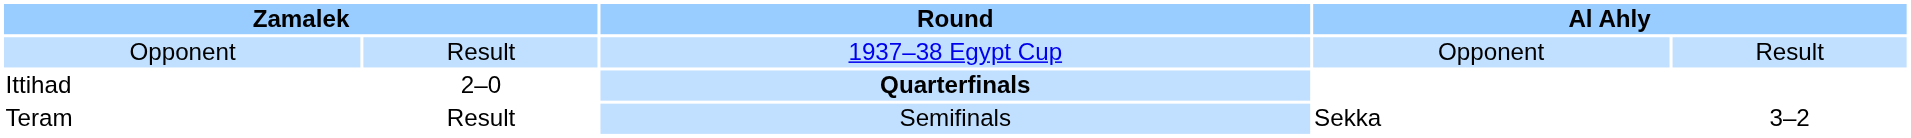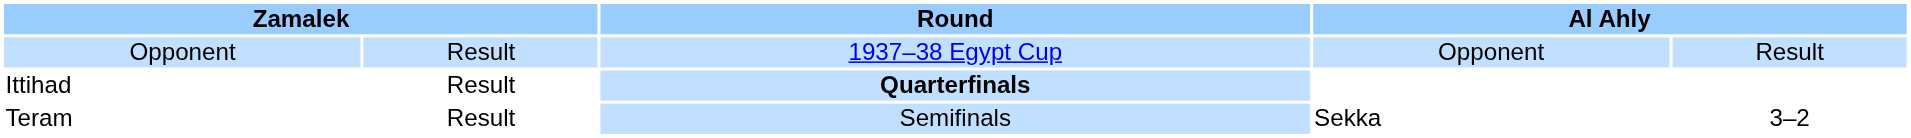(481, 85) 2–0 -> (481, 85) Result
